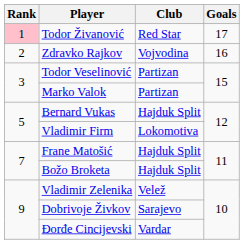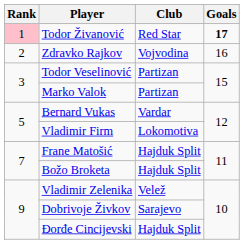(221, 33) normal -> (221, 33) bold
(169, 111) Hajduk Split -> (154, 111) Vardar
(154, 229) Vardar -> (169, 229) Hajduk Split
